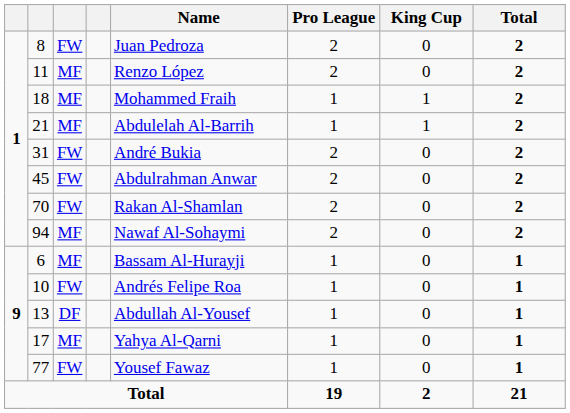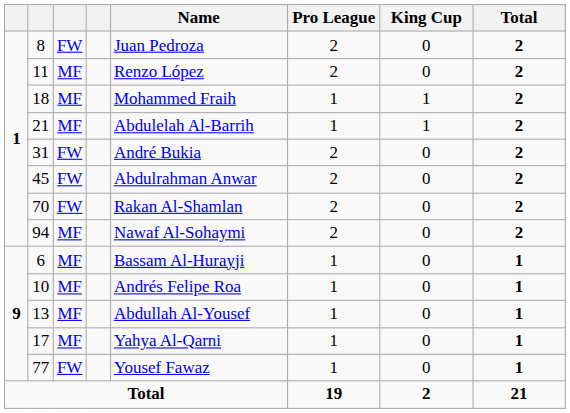(70, 286) FW -> (70, 286) MF
(70, 313) DF -> (70, 313) MF
